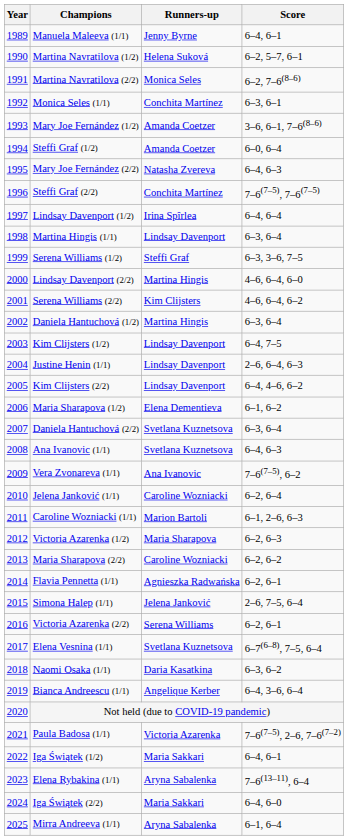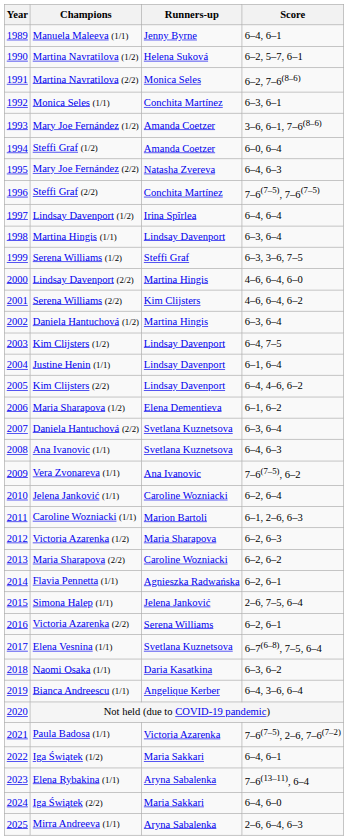(274, 364) 2–6, 6–4, 6–3 -> (263, 364) 6–1, 6–4
(263, 824) 6–1, 6–4 -> (274, 824) 2–6, 6–4, 6–3
